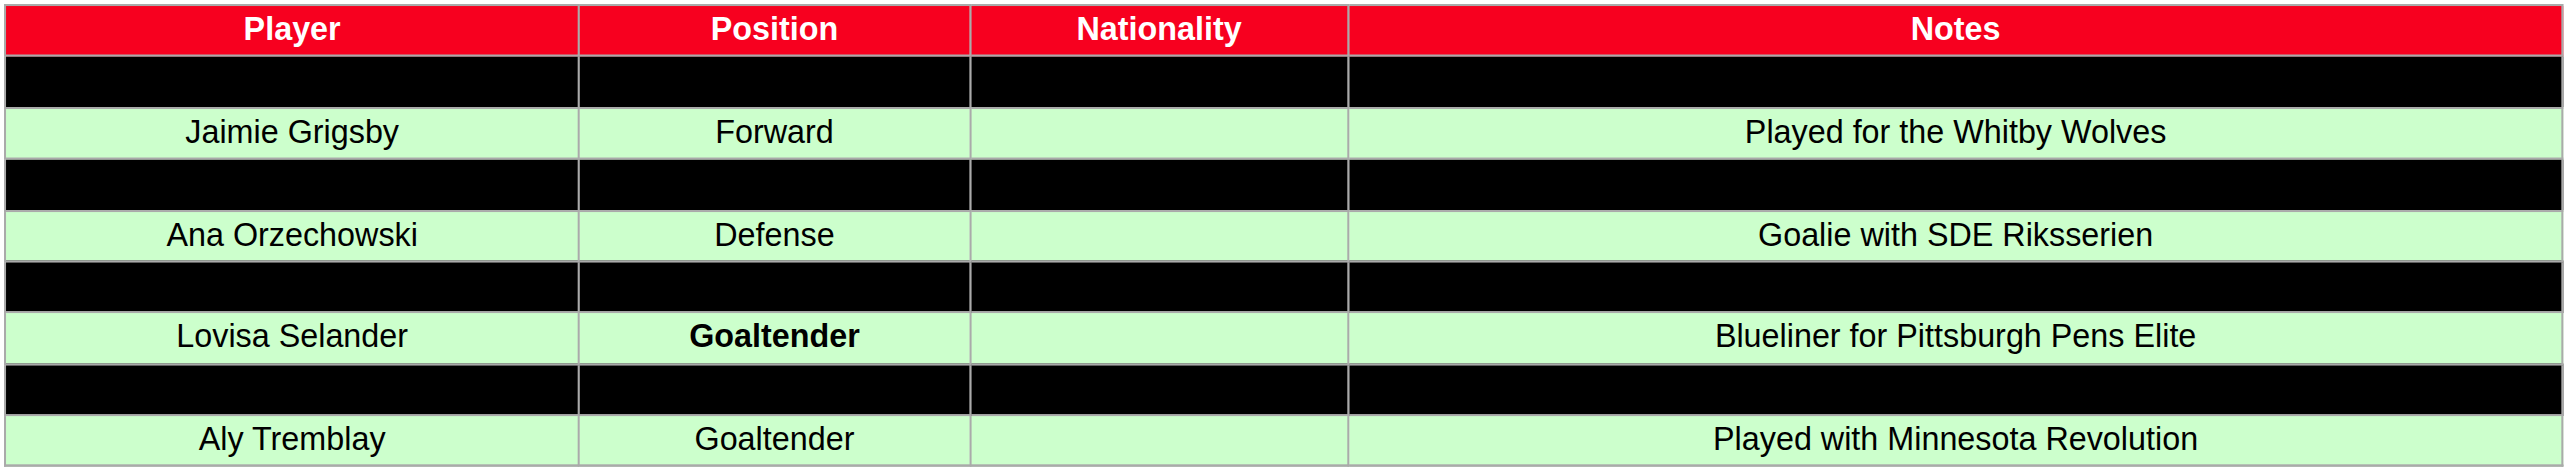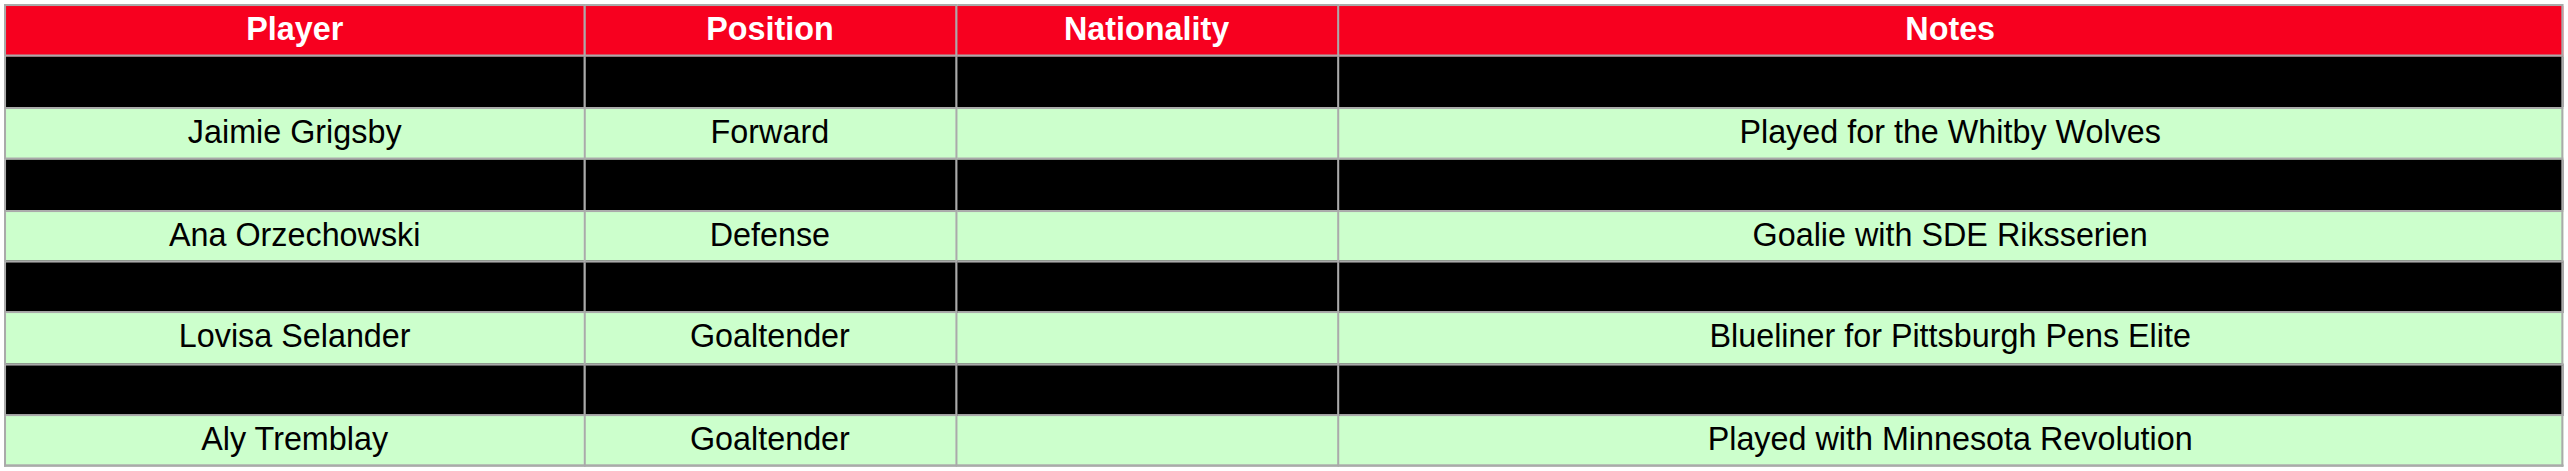(774, 286) Forward -> (770, 286) Goaltender
(774, 337) bold -> (770, 337) normal
(774, 388) Forward -> (770, 388) Goaltender
